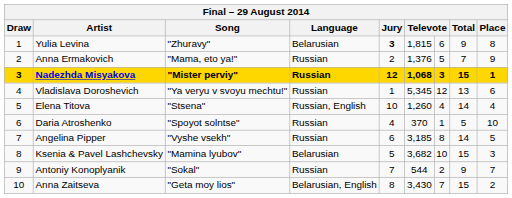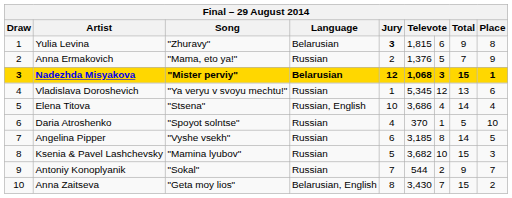(311, 75) Russian -> (317, 75) Belarusian
(419, 106) 1,260 -> (419, 106) 3,686
(315, 153) Belarusian -> (310, 153) Russian
